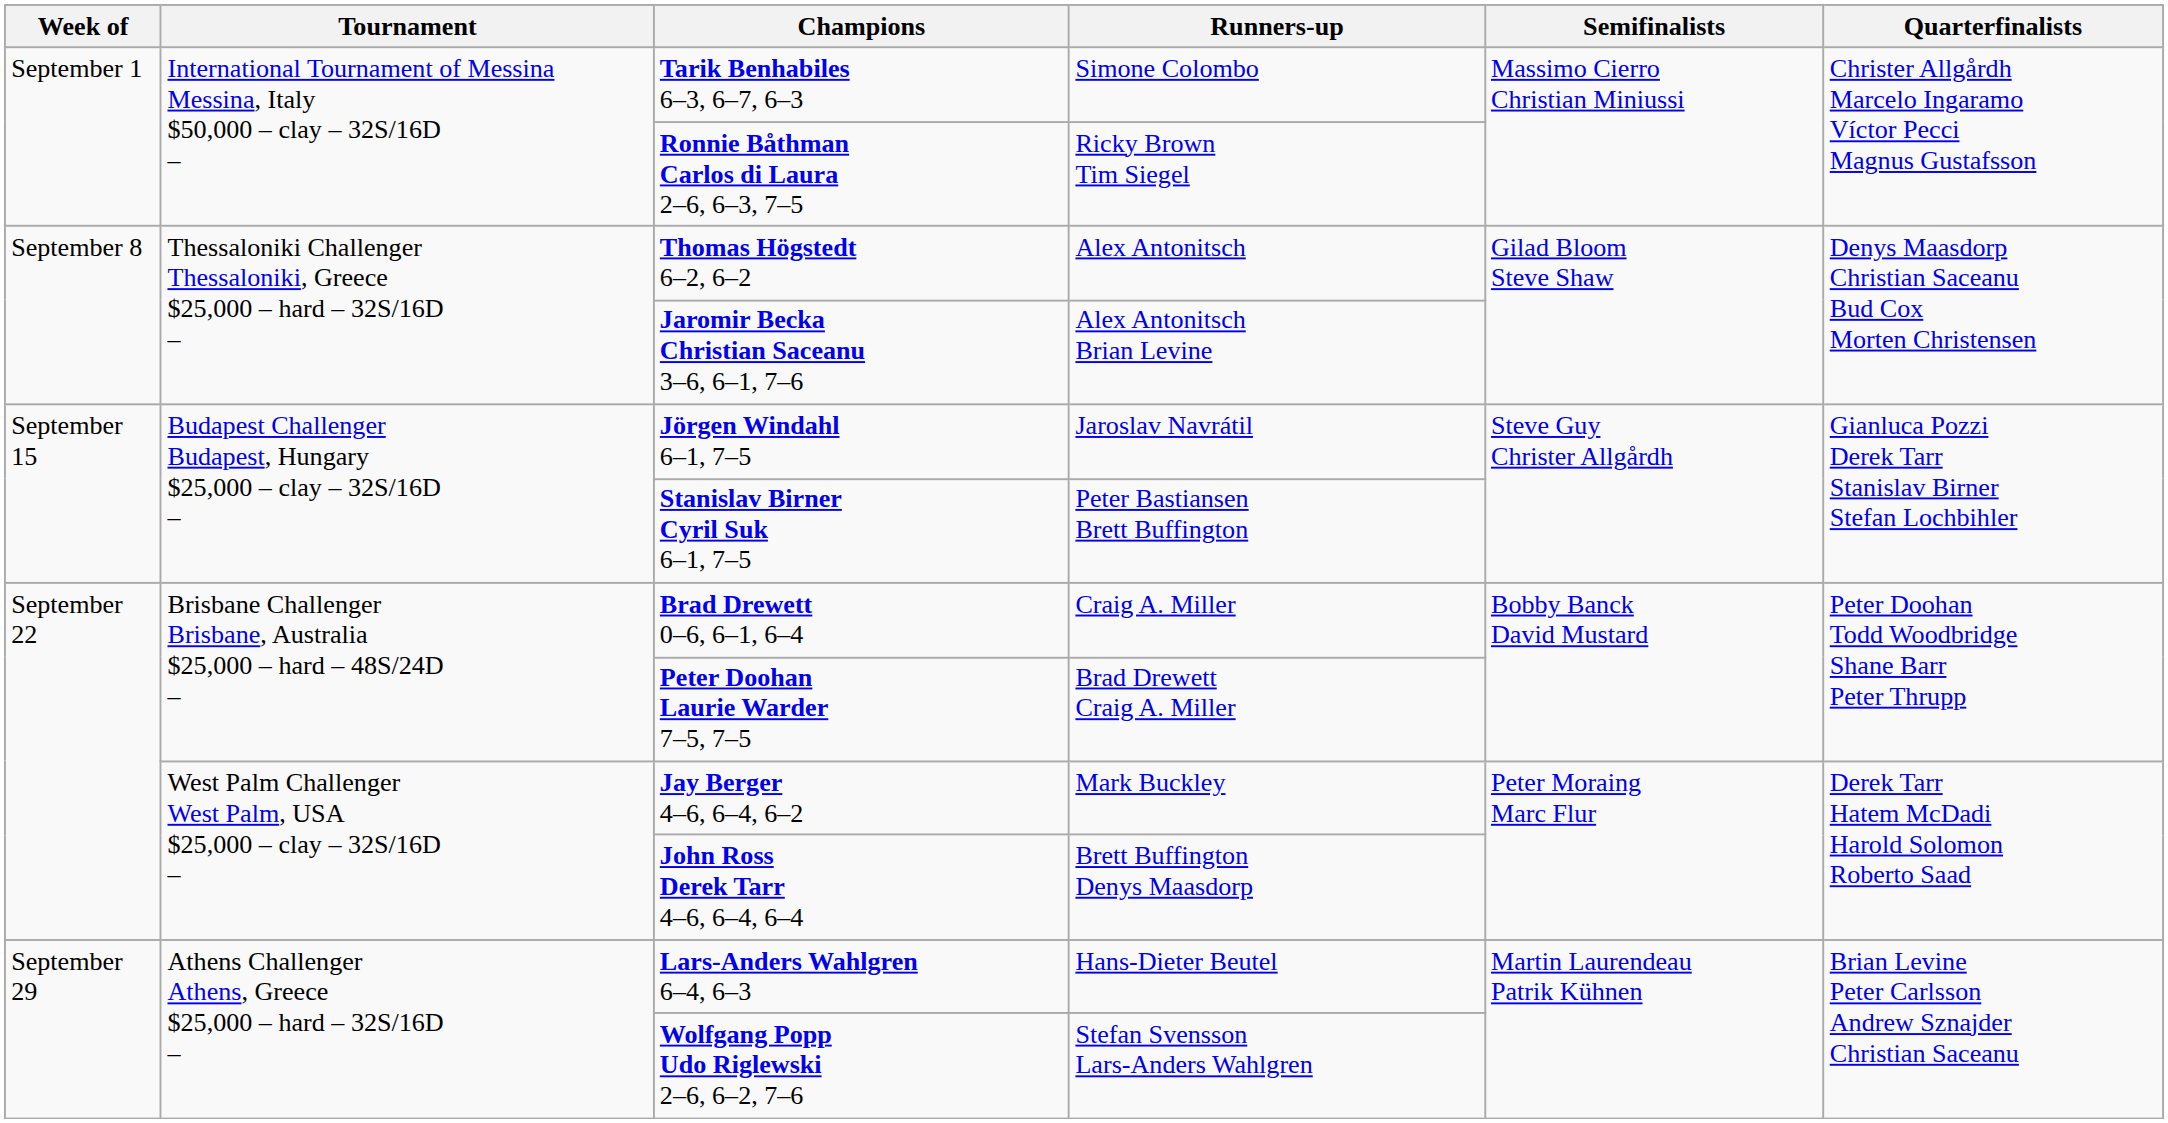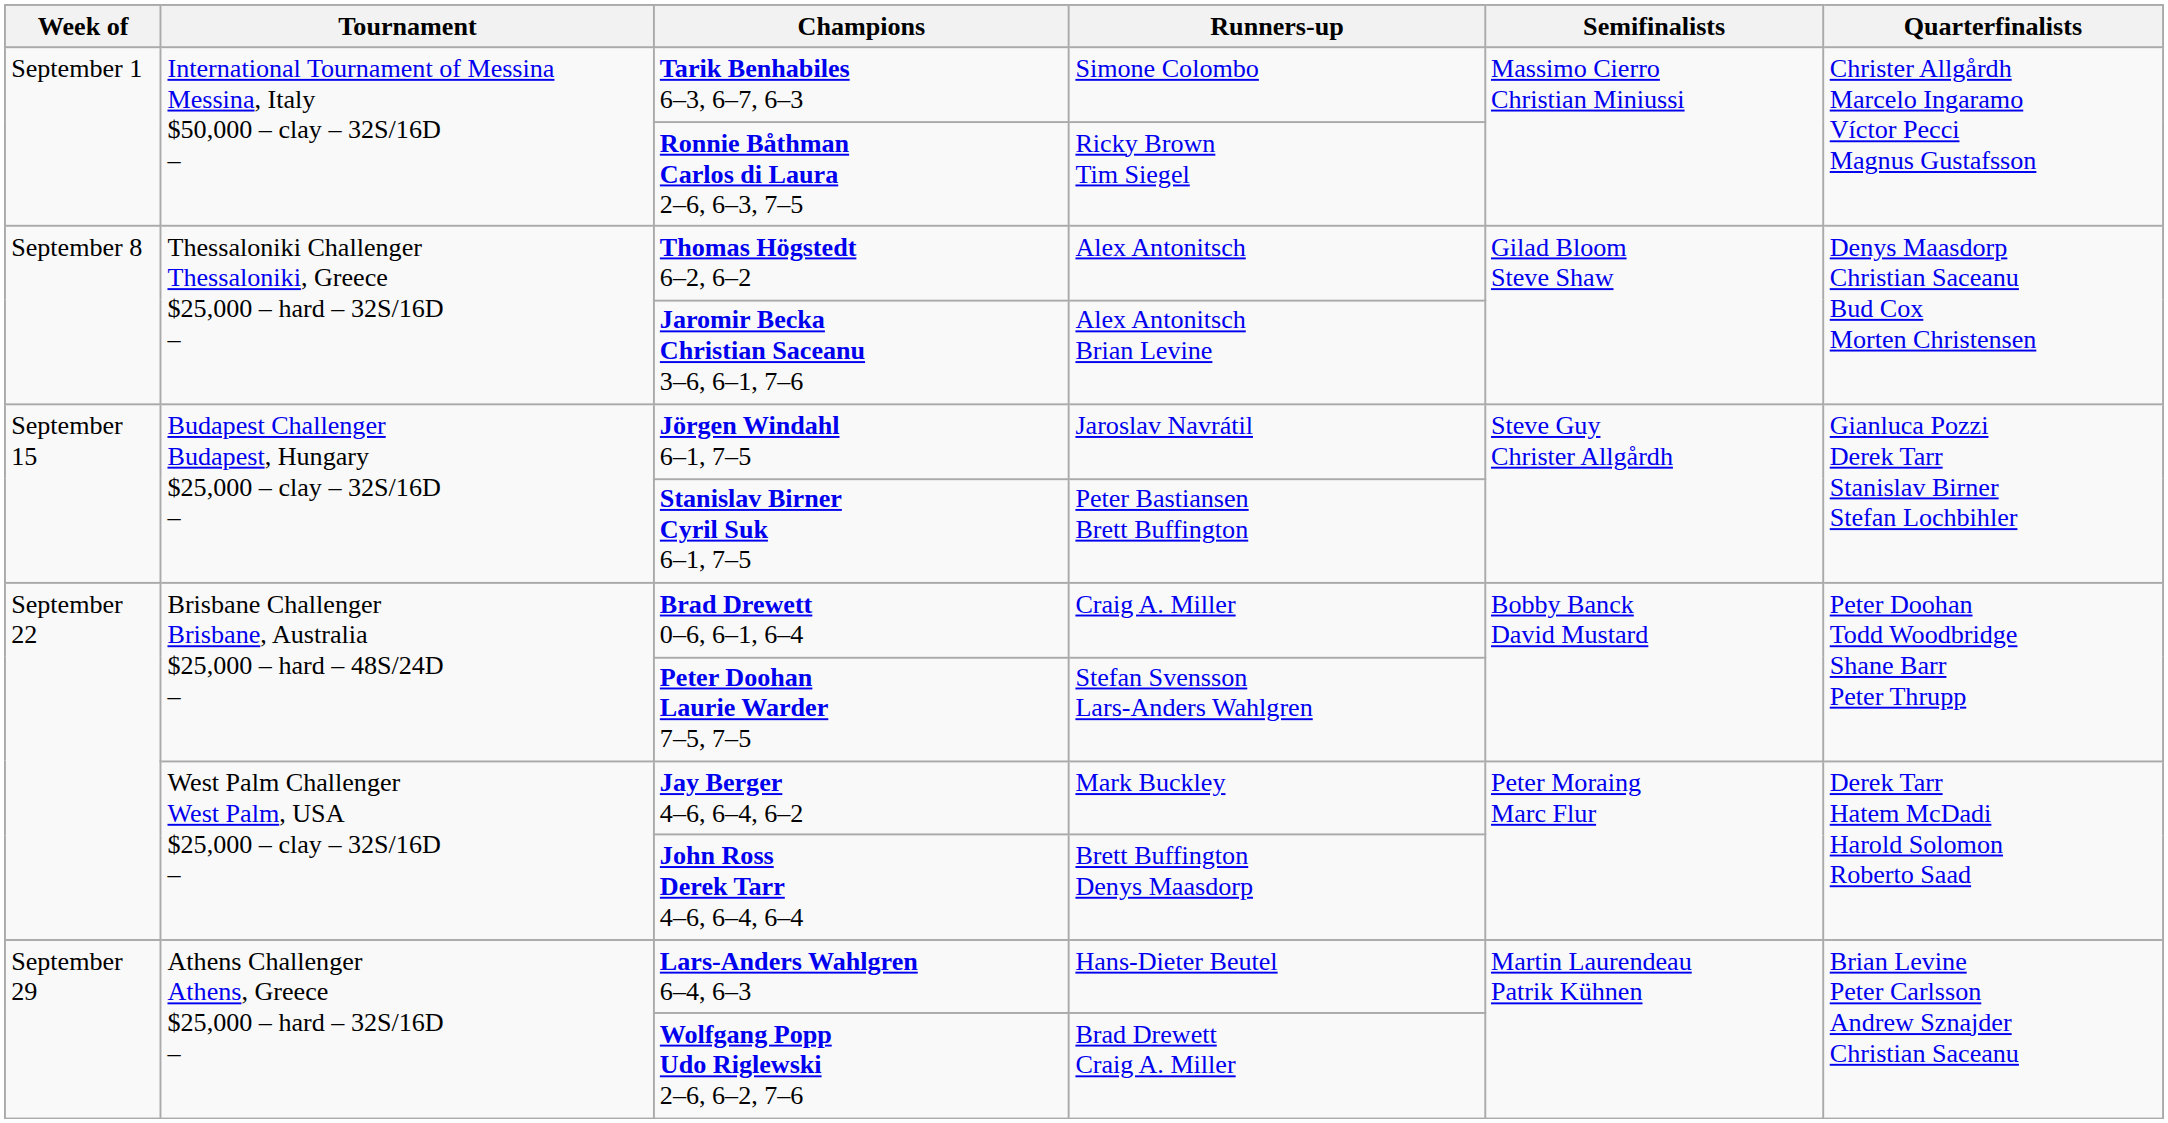(1156, 692) Brad Drewett Craig A. Miller -> (1194, 692) Stefan Svensson Lars-Anders Wahlgren
(1194, 1049) Stefan Svensson Lars-Anders Wahlgren -> (1156, 1049) Brad Drewett Craig A. Miller
